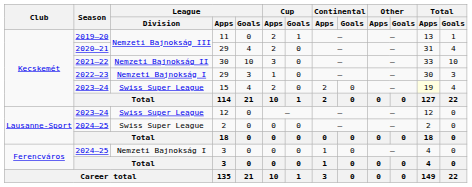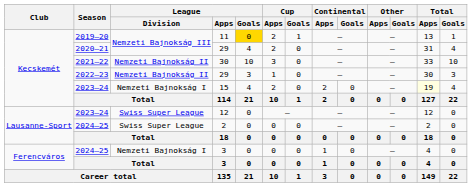(249, 36) no background -> (249, 36) gold background
(162, 74) Nemzeti Bajnokság I -> (162, 74) Nemzeti Bajnokság II
(162, 87) Swiss Super League -> (162, 87) Nemzeti Bajnokság I
